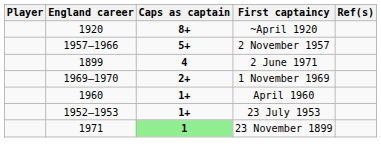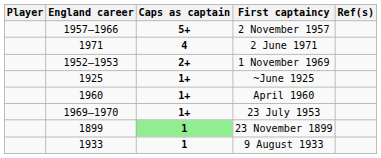- row: (284, 29)
(91, 62) 1899 -> (91, 46) 1971
(91, 79) 1969–1970 -> (91, 62) 1952–1953
+ row: (284, 79)
(91, 112) 1952–1953 -> (91, 112) 1969–1970
(91, 128) 1971 -> (91, 128) 1899
+ row: (284, 145)
